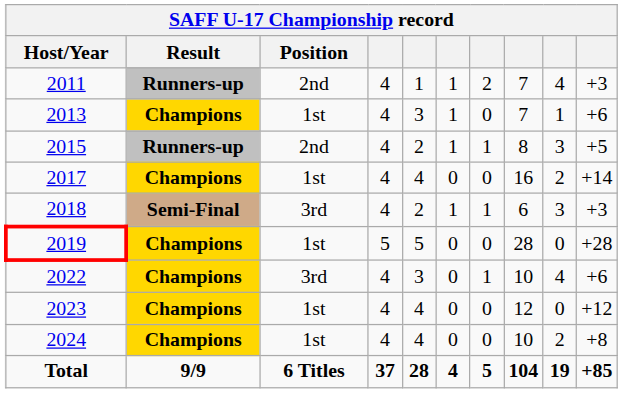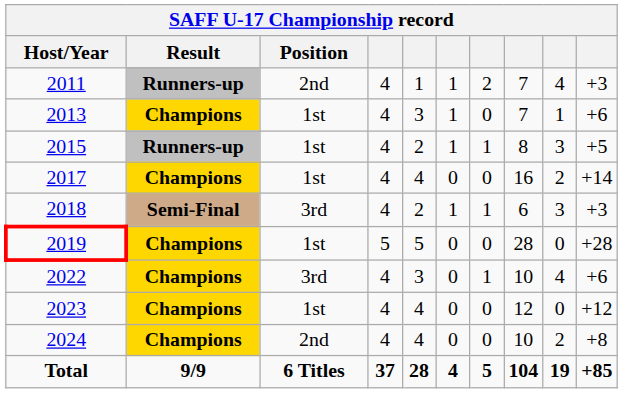(314, 146) 2nd -> (314, 146) 1st
(314, 339) 1st -> (314, 339) 2nd
